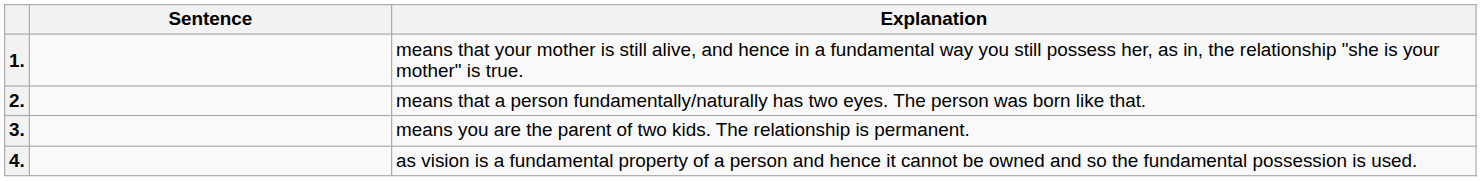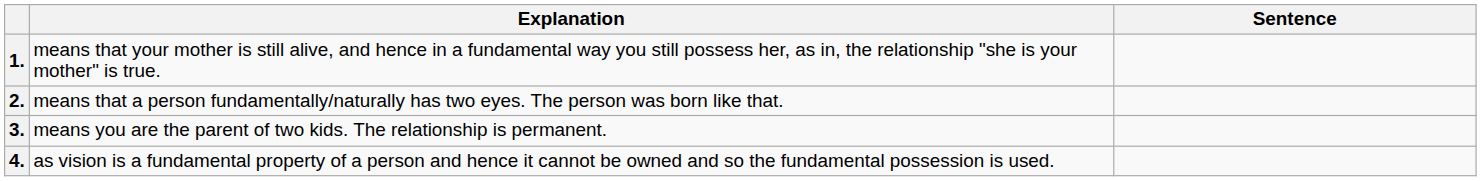columns swapped: (210, 19) <-> (934, 19)
